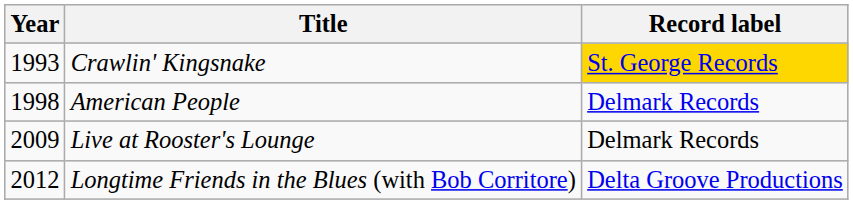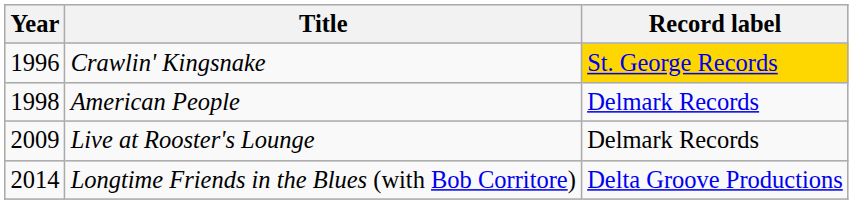(35, 62) 1993 -> (35, 62) 1996
(35, 179) 2012 -> (35, 179) 2014
